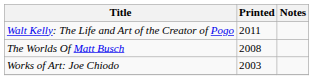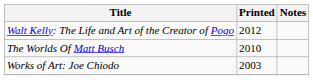(250, 30) 2011 -> (250, 30) 2012
(250, 48) 2008 -> (250, 48) 2010
